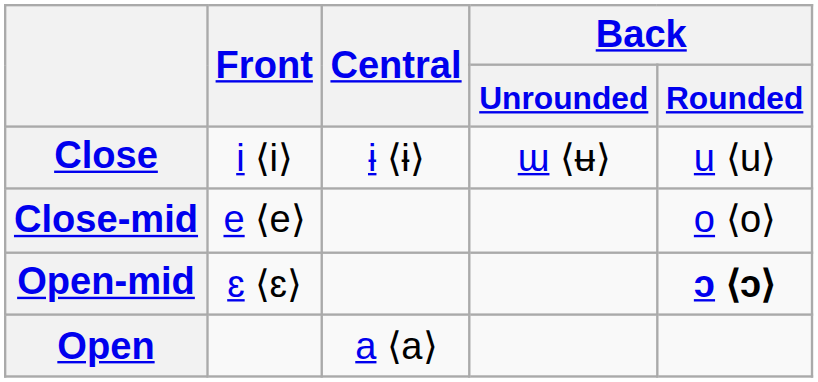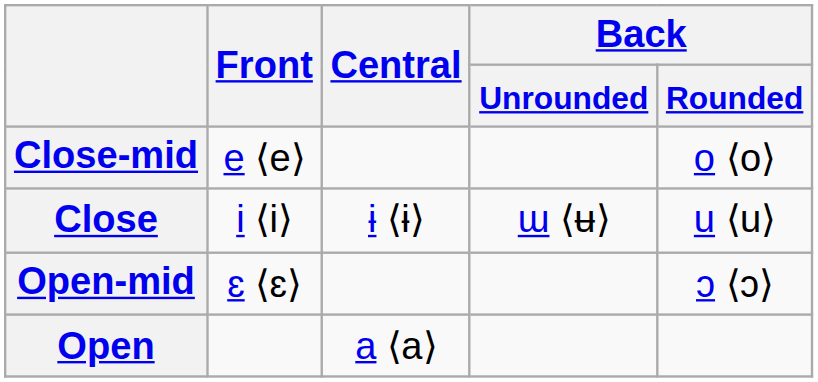rows swapped: (106, 156) <-> (106, 219)
(735, 283) bold -> (735, 283) normal
